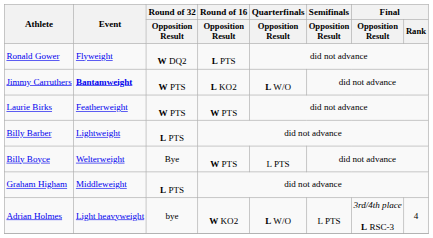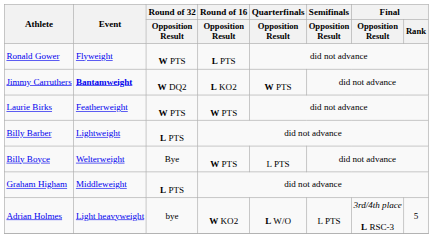(172, 62) W DQ2 -> (172, 62) W PTS
(172, 87) W PTS -> (172, 87) W DQ2
(278, 87) L W/O -> (278, 87) W PTS
(416, 216) 4 -> (416, 216) 5
